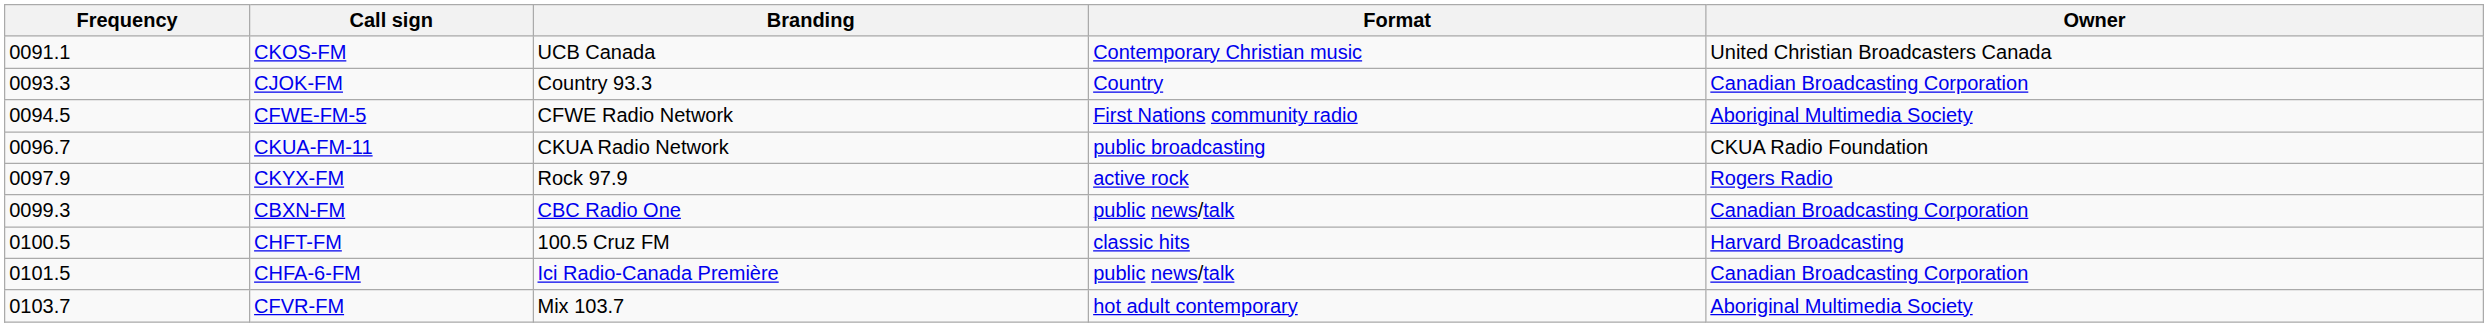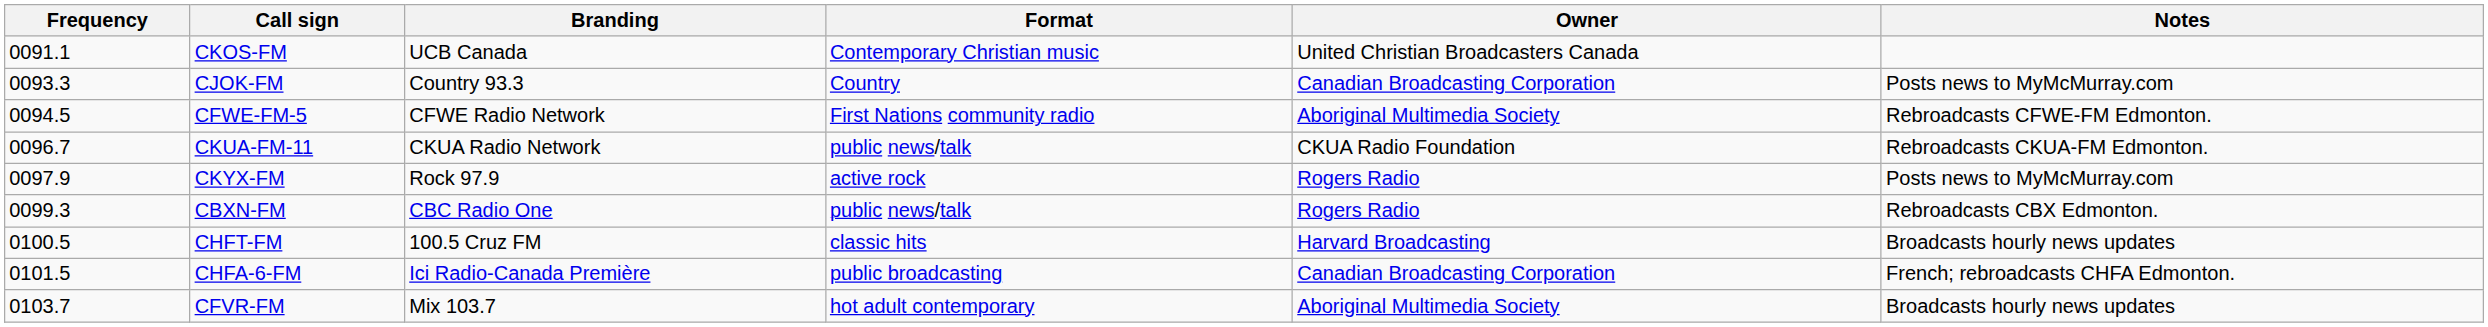+ column: (2182, 20)
(1179, 147) public broadcasting -> (901, 147) public news/talk
(1869, 210) Canadian Broadcasting Corporation -> (1358, 210) Rogers Radio
(1164, 274) public news/talk -> (916, 274) public broadcasting
